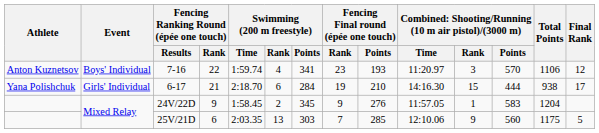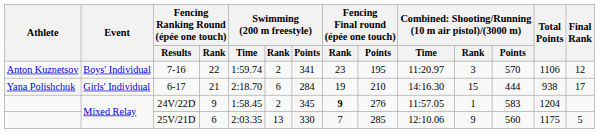(278, 70) 4 -> (278, 70) 2
(378, 70) 193 -> (378, 70) 195
(340, 104) normal -> (340, 104) bold
(307, 120) 303 -> (307, 120) 330
